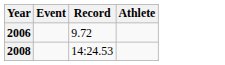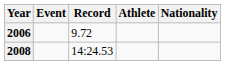+ column: (189, 13)
